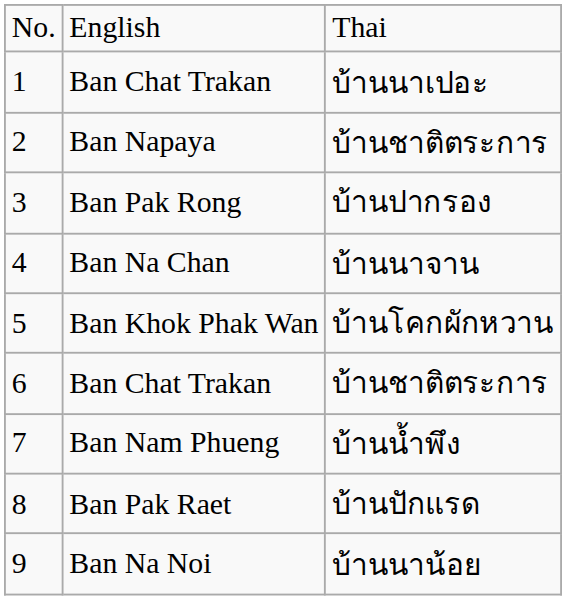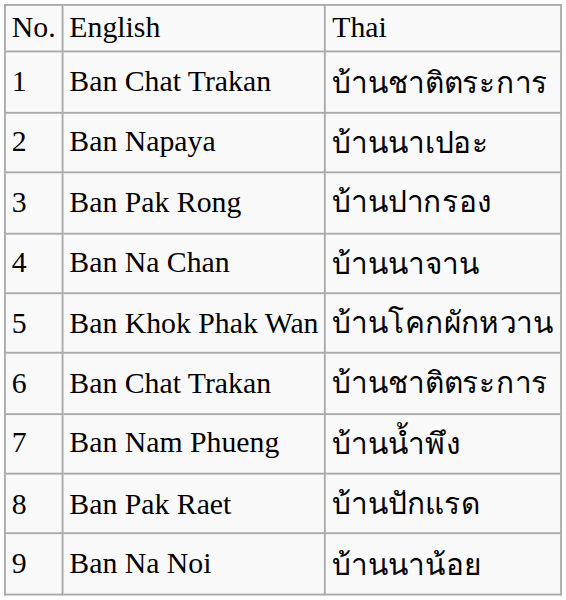(410, 82) บ้านนาเปอะ -> (440, 82) บ้านชาติตระการ
(440, 142) บ้านชาติตระการ -> (410, 142) บ้านนาเปอะ
